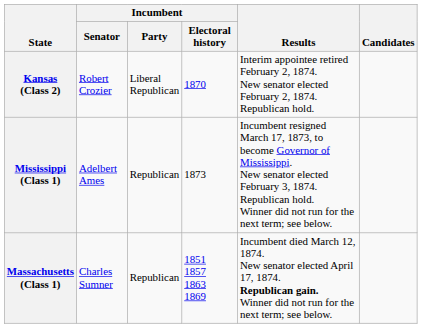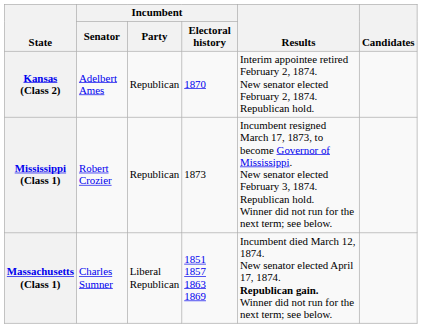(95, 84) Robert Crozier -> (98, 84) Adelbert Ames
(154, 84) Liberal Republican -> (154, 84) Republican
(98, 175) Adelbert Ames -> (95, 175) Robert Crozier
(154, 277) Republican -> (154, 277) Liberal Republican
